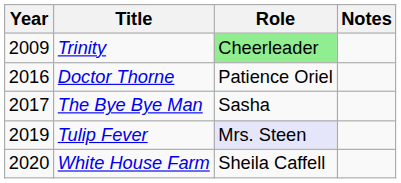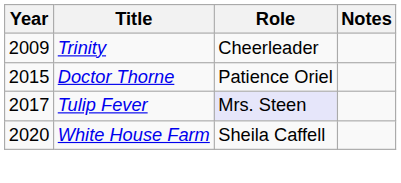(268, 47) lightgreen background -> (268, 47) no background
(29, 76) 2016 -> (29, 76) 2015
- row: (130, 105)
(29, 134) 2019 -> (29, 105) 2017
